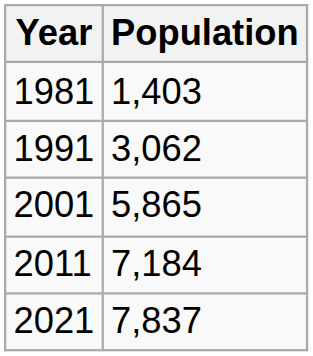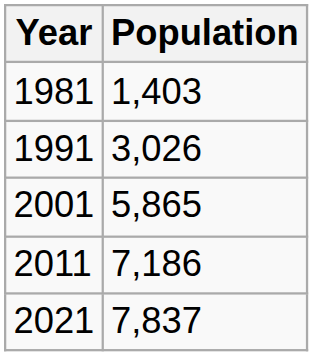(156, 148) 3,062 -> (156, 148) 3,026
(156, 263) 7,184 -> (156, 263) 7,186
